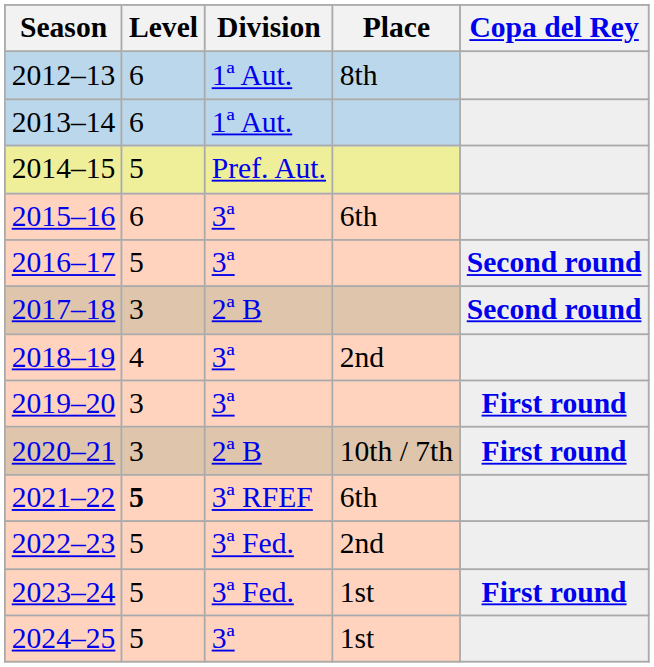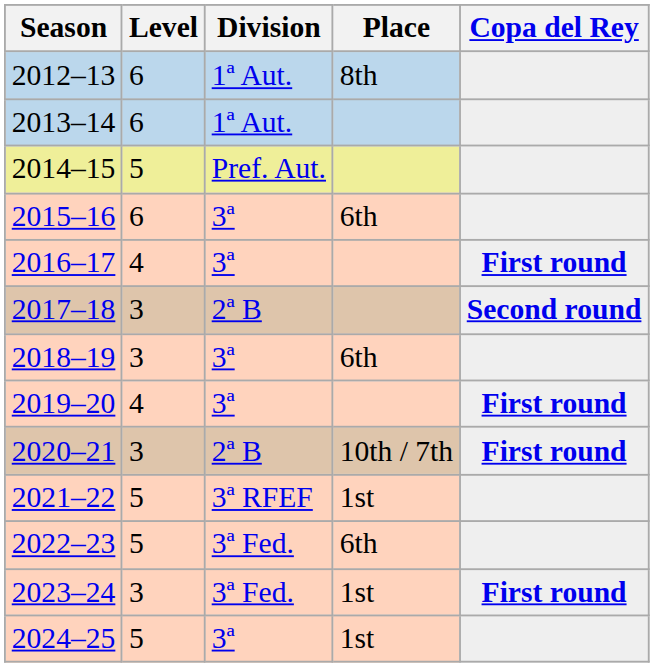(136, 262) 5 -> (136, 262) 4
(554, 262) Second round -> (554, 262) First round
(136, 356) 4 -> (136, 356) 3
(362, 356) 2nd -> (359, 356) 6th
(136, 403) 3 -> (136, 403) 4
(136, 497) bold -> (136, 497) normal
(359, 497) 6th -> (357, 497) 1st
(362, 544) 2nd -> (359, 544) 6th
(136, 591) 5 -> (136, 591) 3
